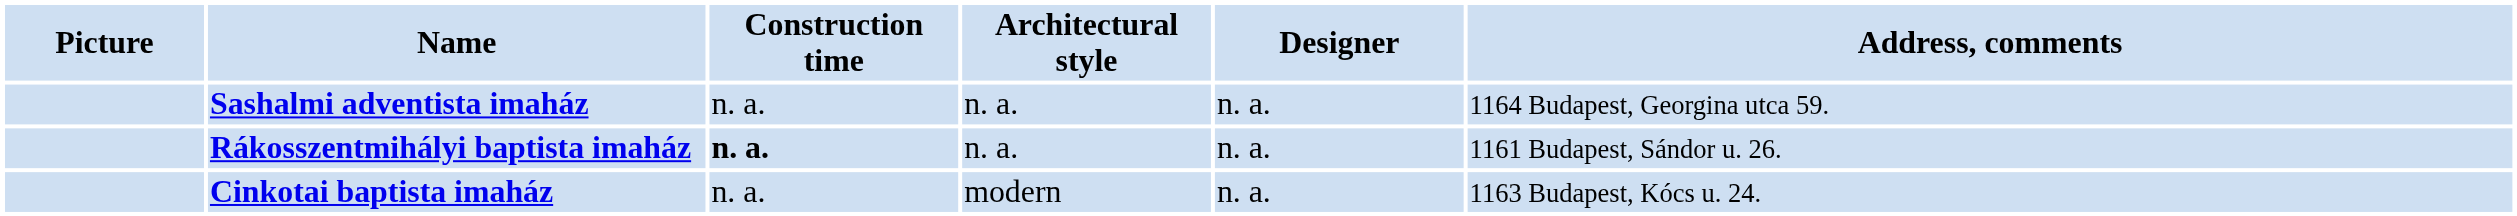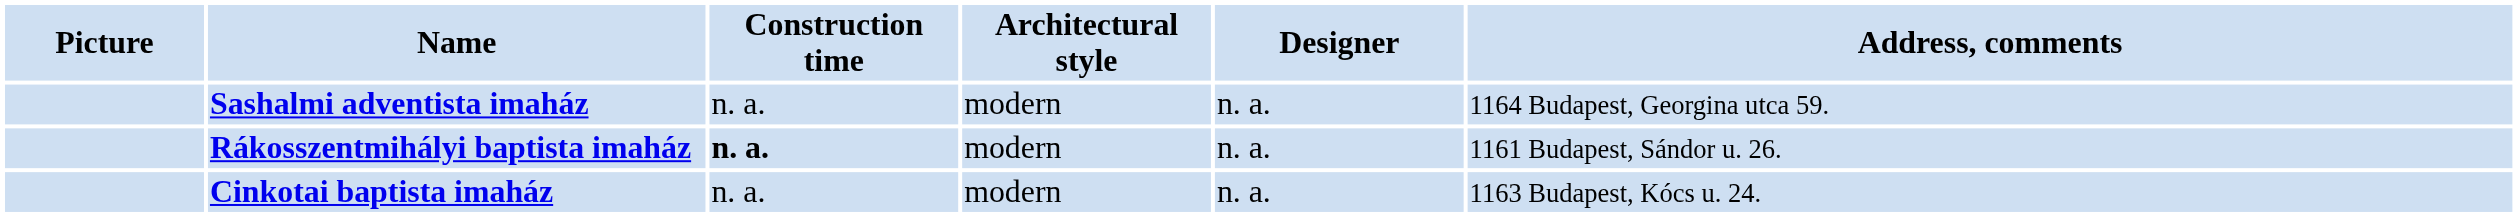(991, 103) n. a. -> (1013, 103) modern
(991, 147) n. a. -> (1013, 147) modern
